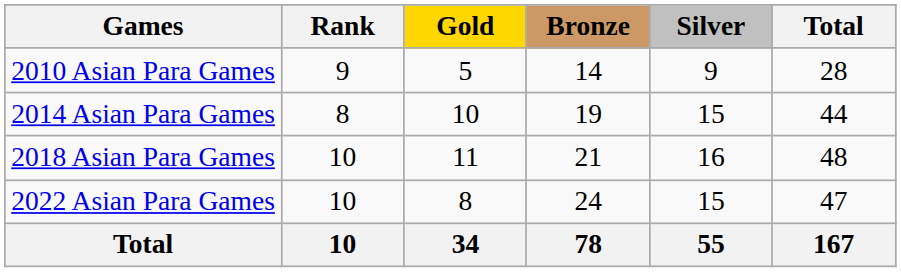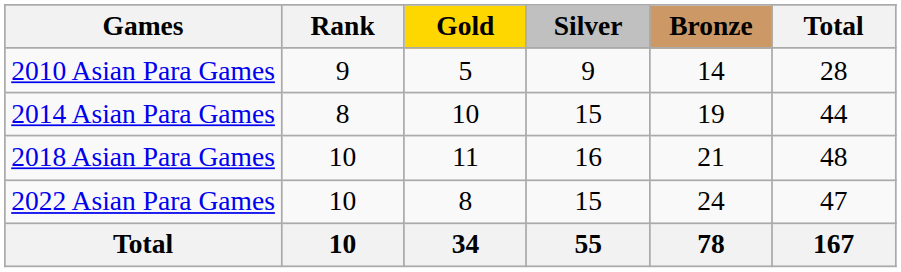columns swapped: (711, 26) <-> (588, 26)
